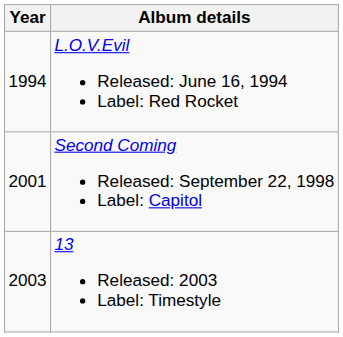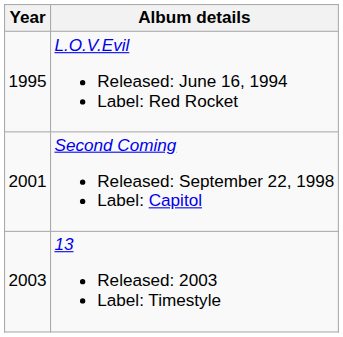(28, 81) 1994 -> (28, 81) 1995
